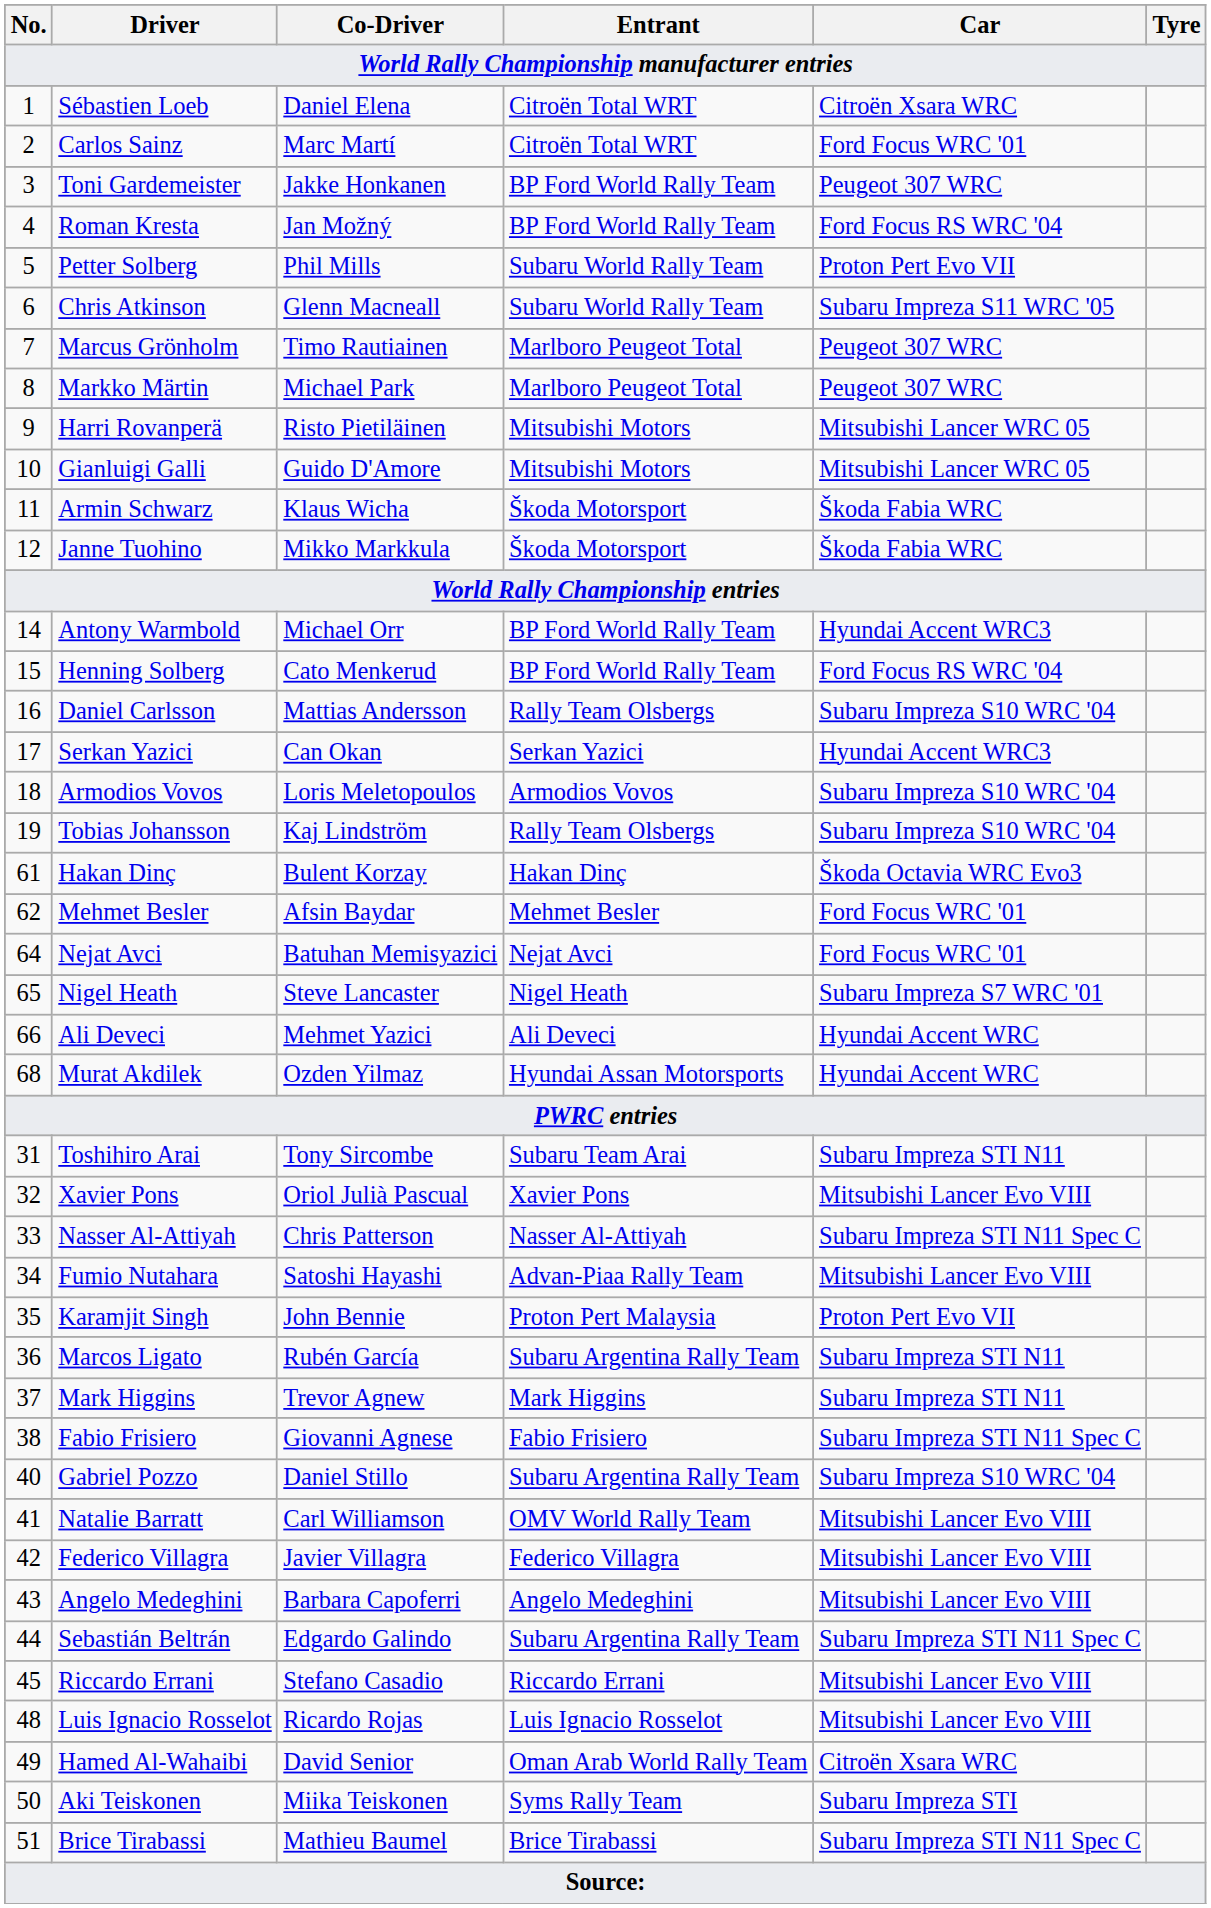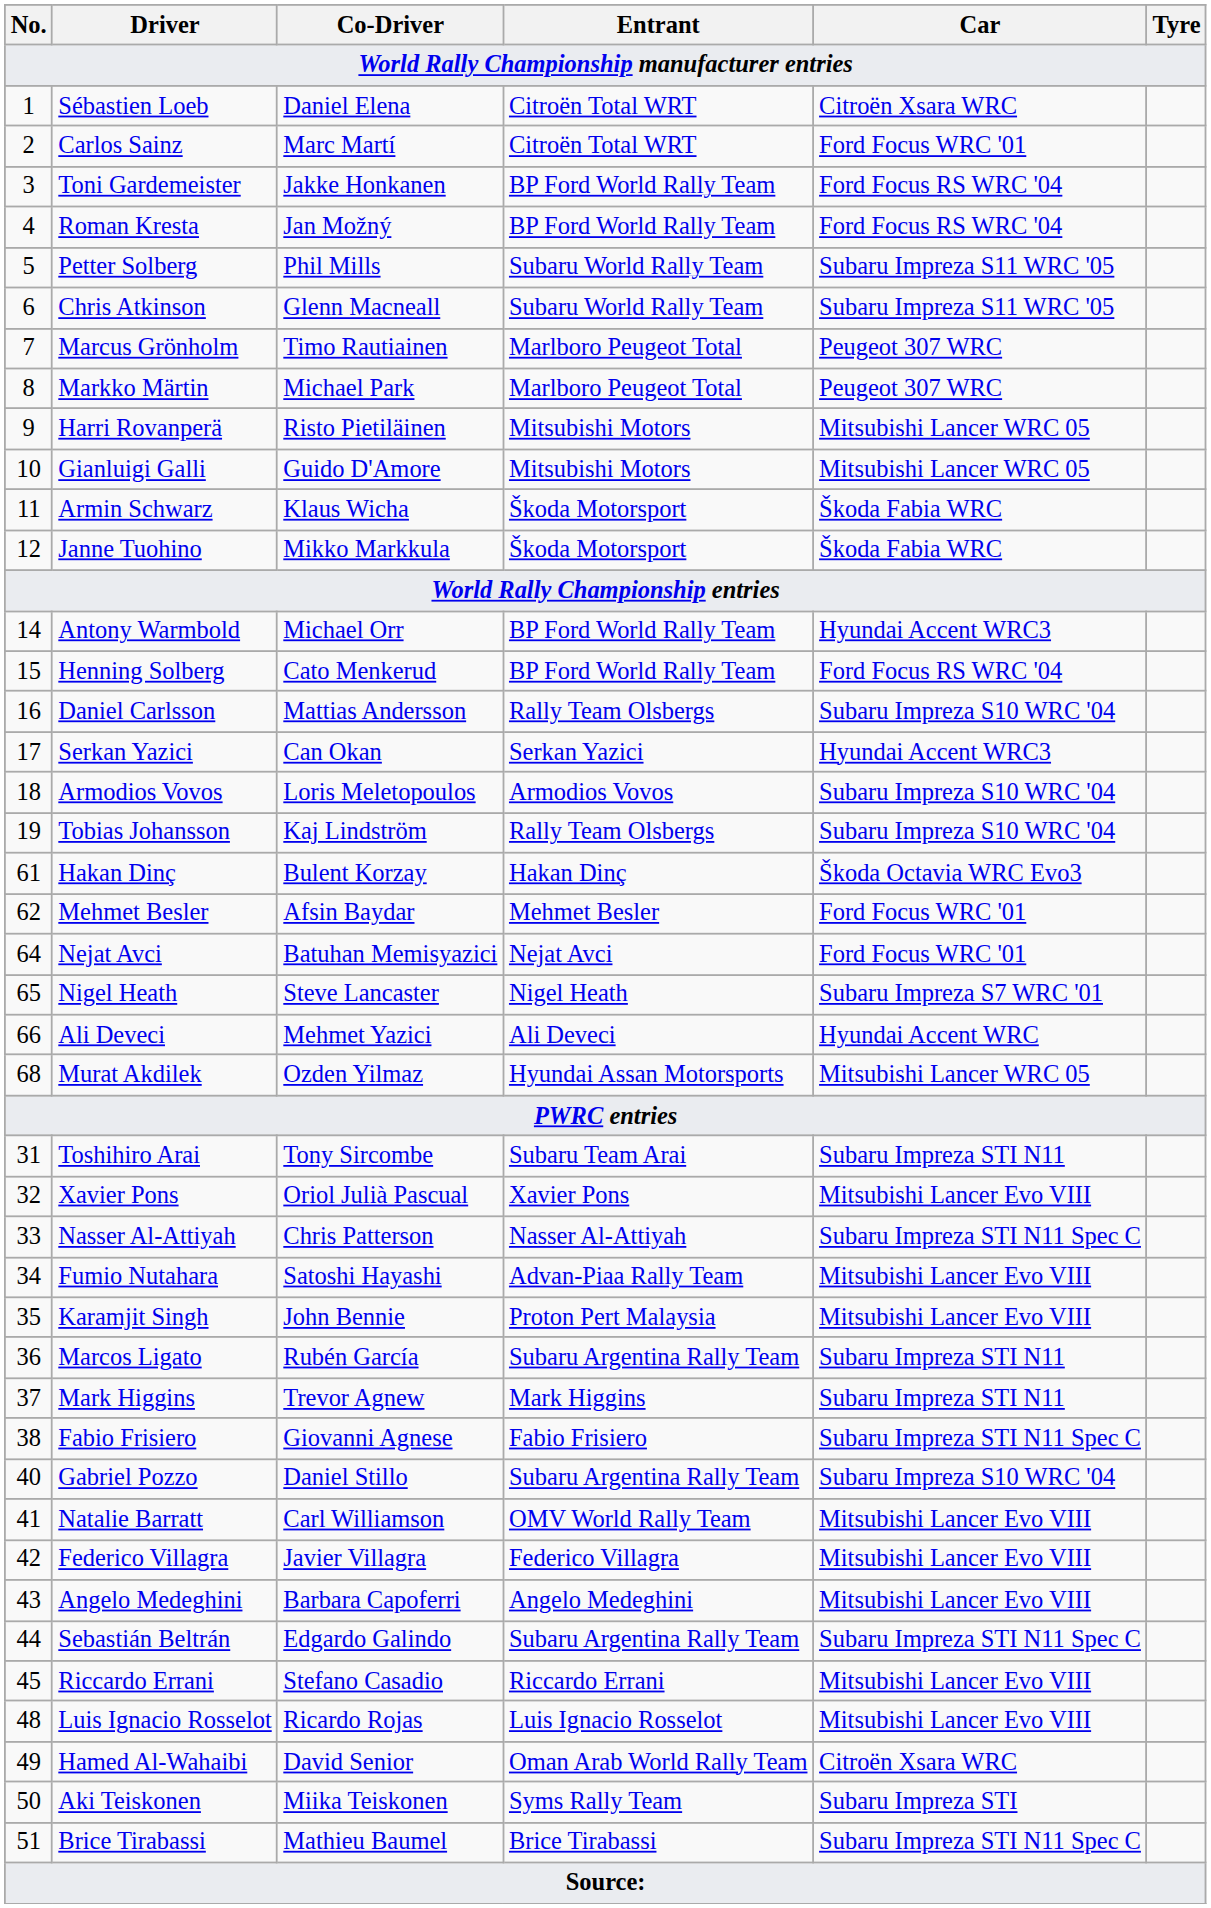(911, 185) Peugeot 307 WRC -> (941, 185) Ford Focus RS WRC '04
(917, 266) Proton Pert Evo VII -> (967, 266) Subaru Impreza S11 WRC '05
(929, 1074) Hyundai Accent WRC -> (954, 1074) Mitsubishi Lancer WRC 05
(917, 1316) Proton Pert Evo VII -> (955, 1316) Mitsubishi Lancer Evo VIII
